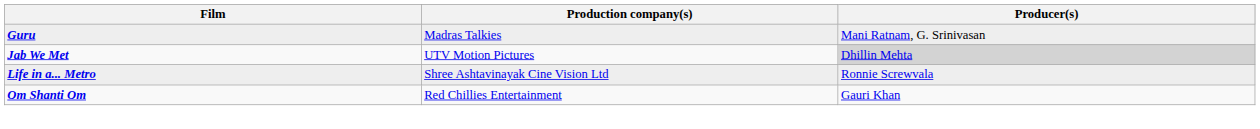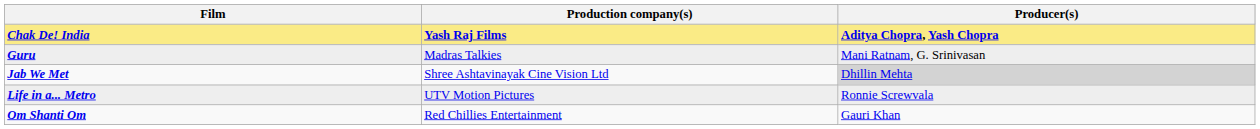+ row: (48, 34)
(479, 54) UTV Motion Pictures -> (516, 74) Shree Ashtavinayak Cine Vision Ltd
(516, 74) Shree Ashtavinayak Cine Vision Ltd -> (479, 94) UTV Motion Pictures
